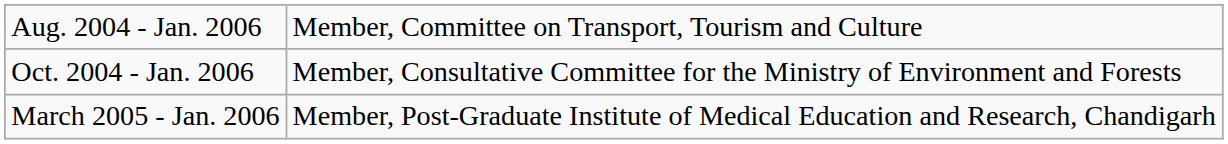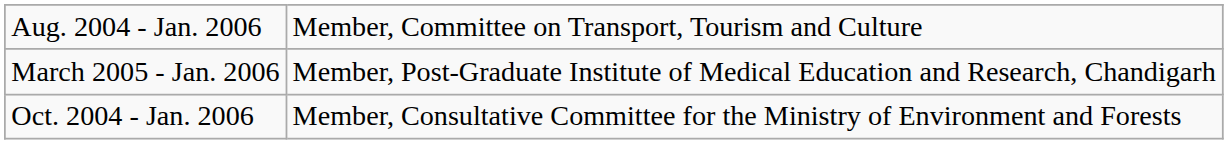rows swapped: (133, 71) <-> (146, 116)
